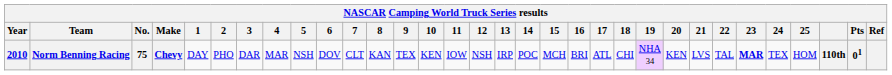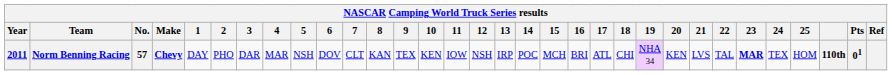(17, 55) 2010 -> (17, 55) 2011
(142, 55) 75 -> (142, 55) 57
